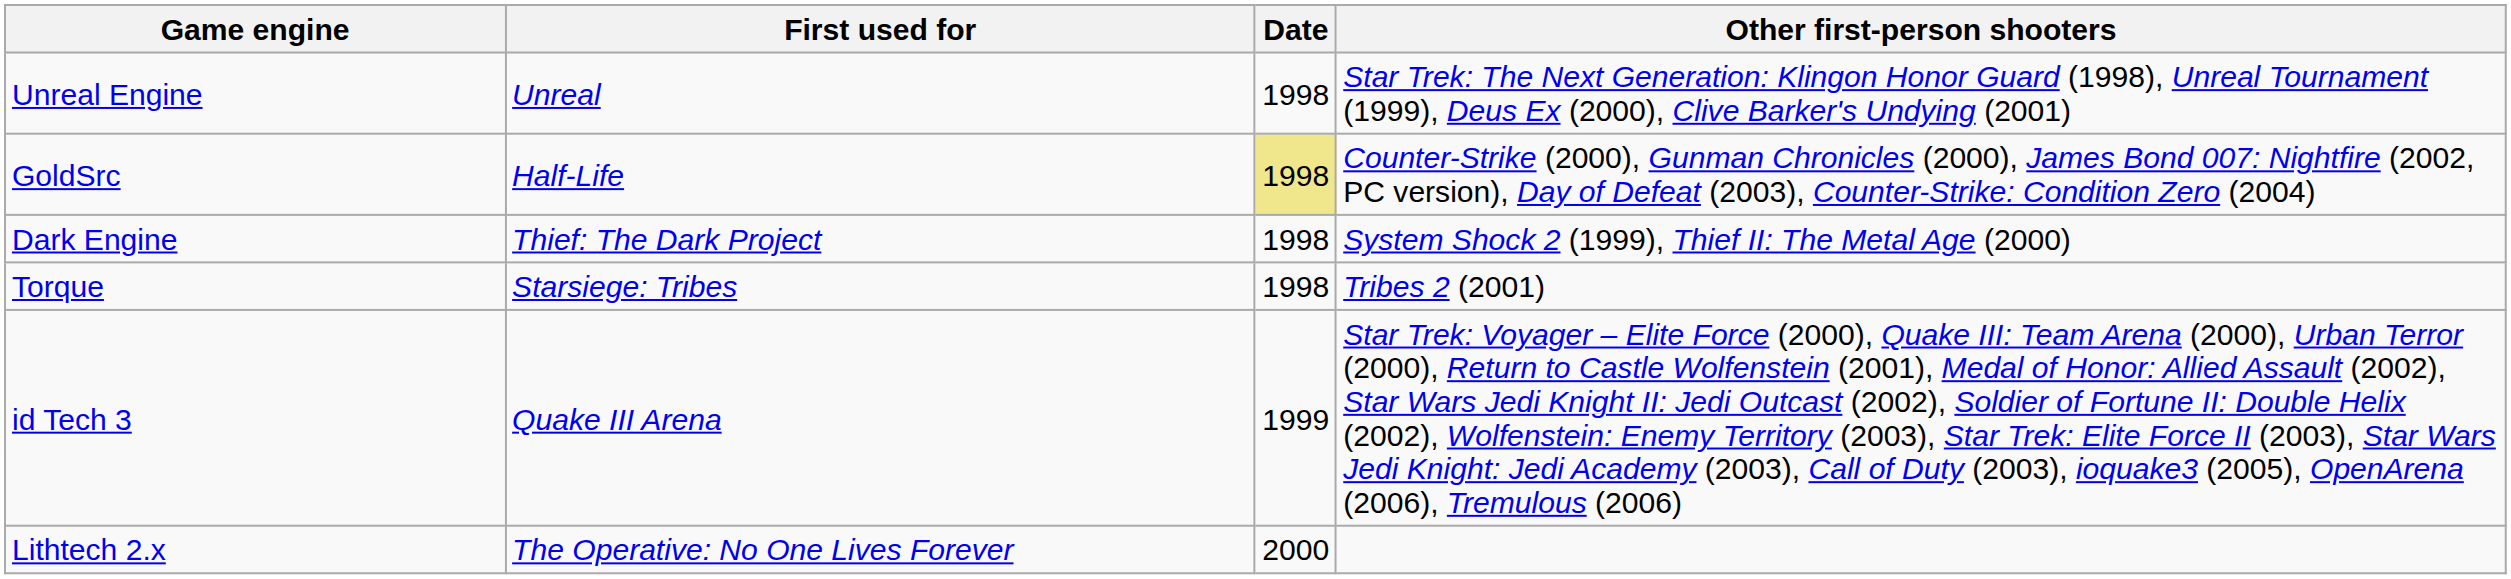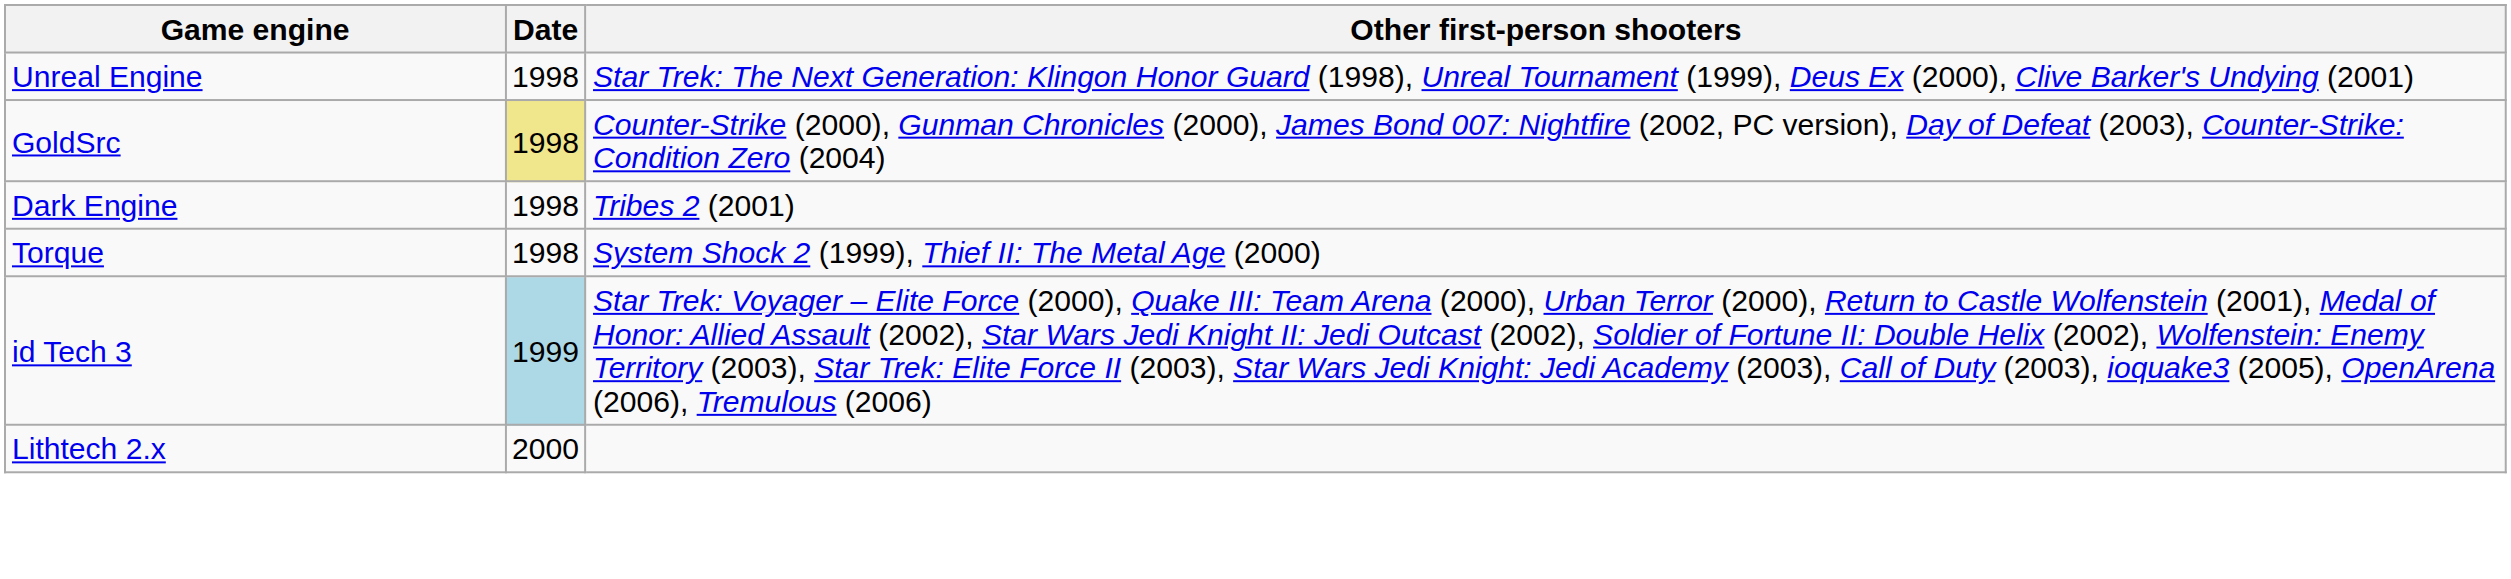- column: (880, 29)
(1707, 239) System Shock 2 (1999), Thief II: The Metal Age (2000) -> (694, 206) Tribes 2 (2001)
(1444, 287) Tribes 2 (2001) -> (957, 253) System Shock 2 (1999), Thief II: The Metal Age (2000)
(1296, 419) no background -> (546, 351) lightblue background
